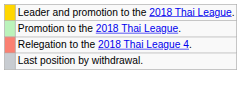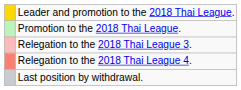+ row: (105, 45)
